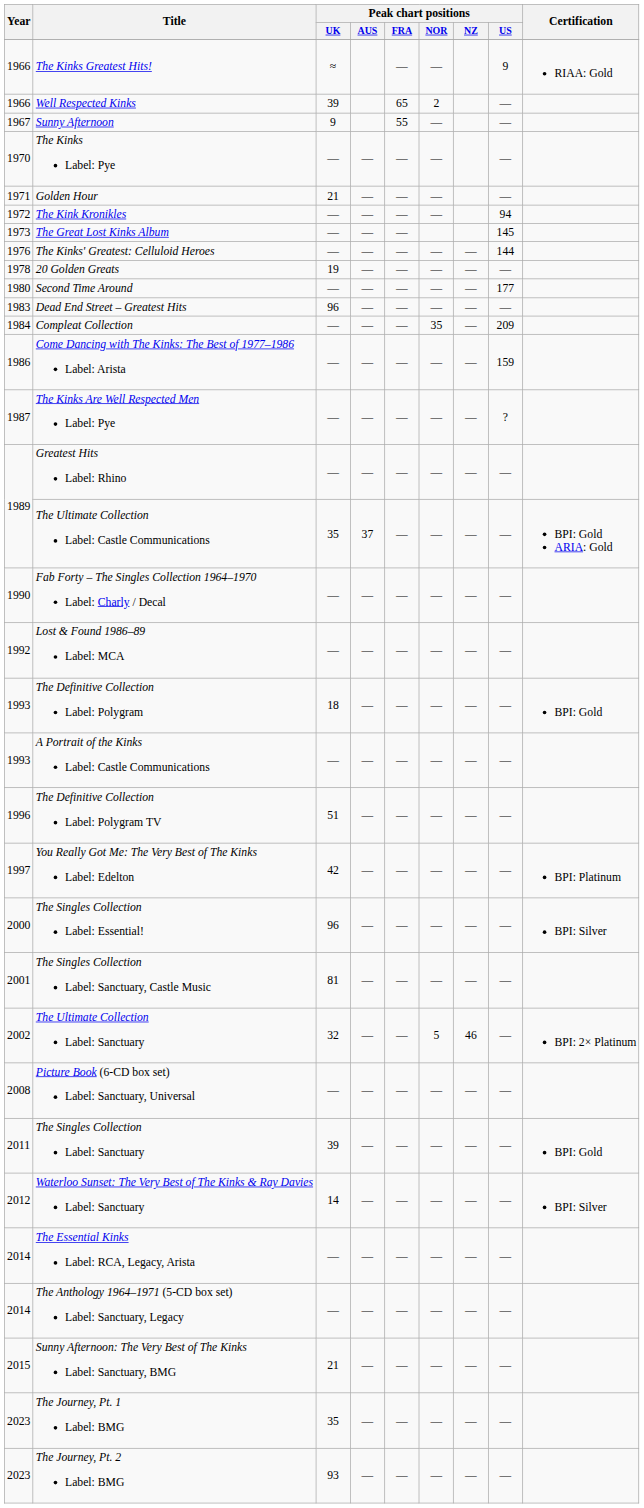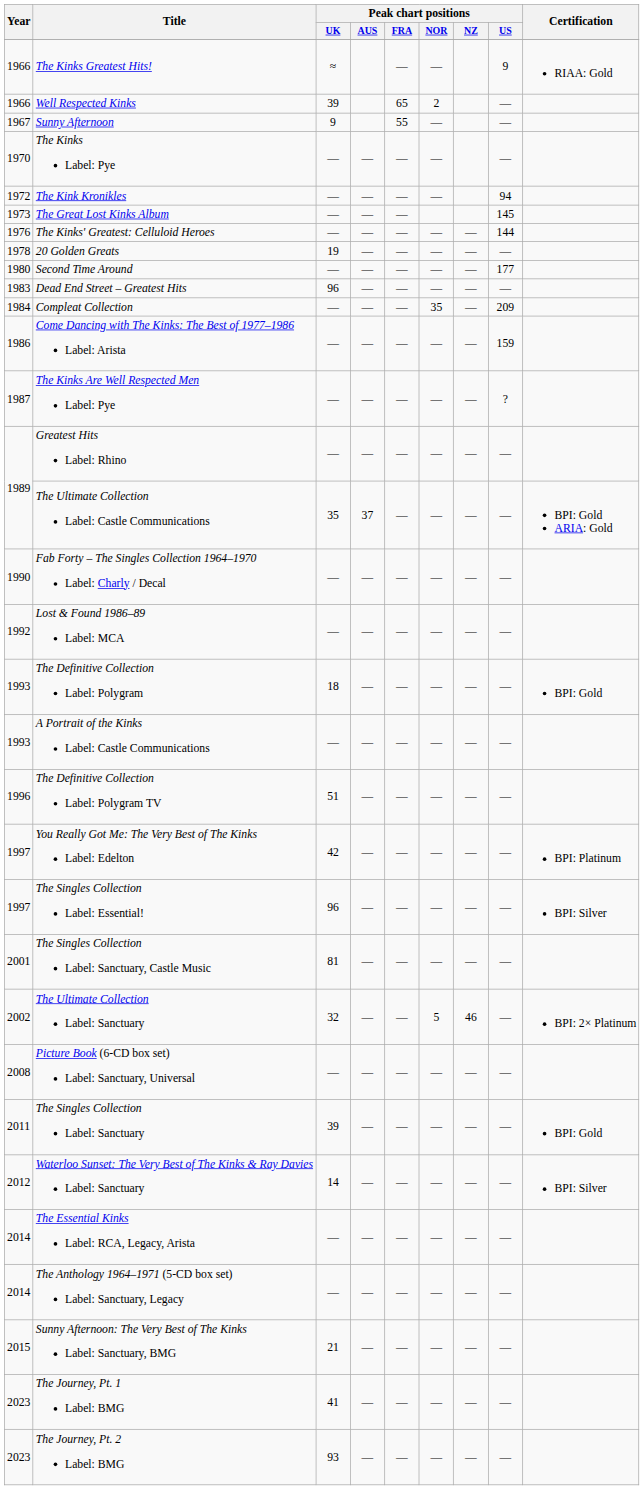- row: (67, 195)
(19, 925) 2000 -> (19, 907) 1997
(333, 1420) 35 -> (333, 1402) 41
